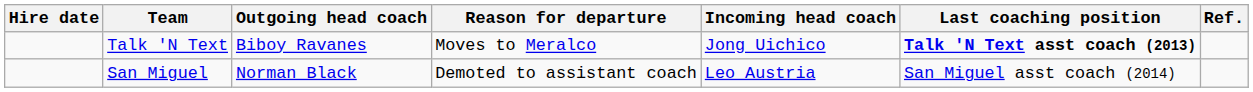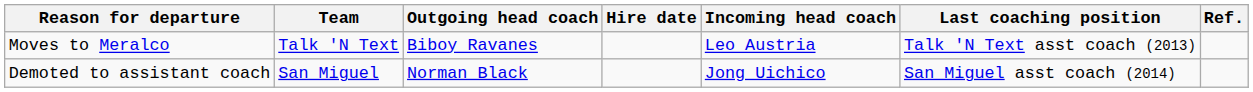columns swapped: (54, 18) <-> (566, 18)
(765, 46) Jong Uichico -> (760, 46) Leo Austria
(1050, 46) bold -> (1050, 46) normal
(760, 73) Leo Austria -> (765, 73) Jong Uichico
